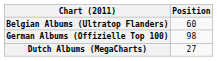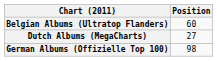rows swapped: (87, 50) <-> (87, 37)
